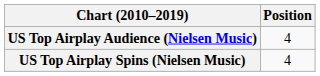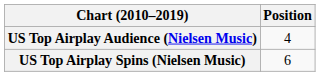(288, 60) 4 -> (288, 60) 6
